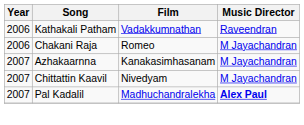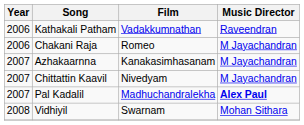+ row: (51, 111)
